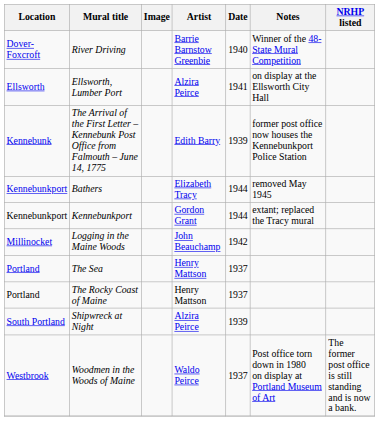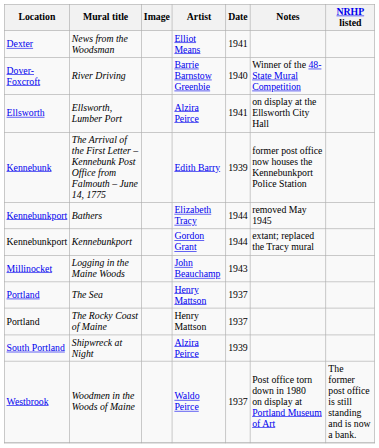+ row: (100, 44)
(238, 242) 1942 -> (238, 268) 1943
